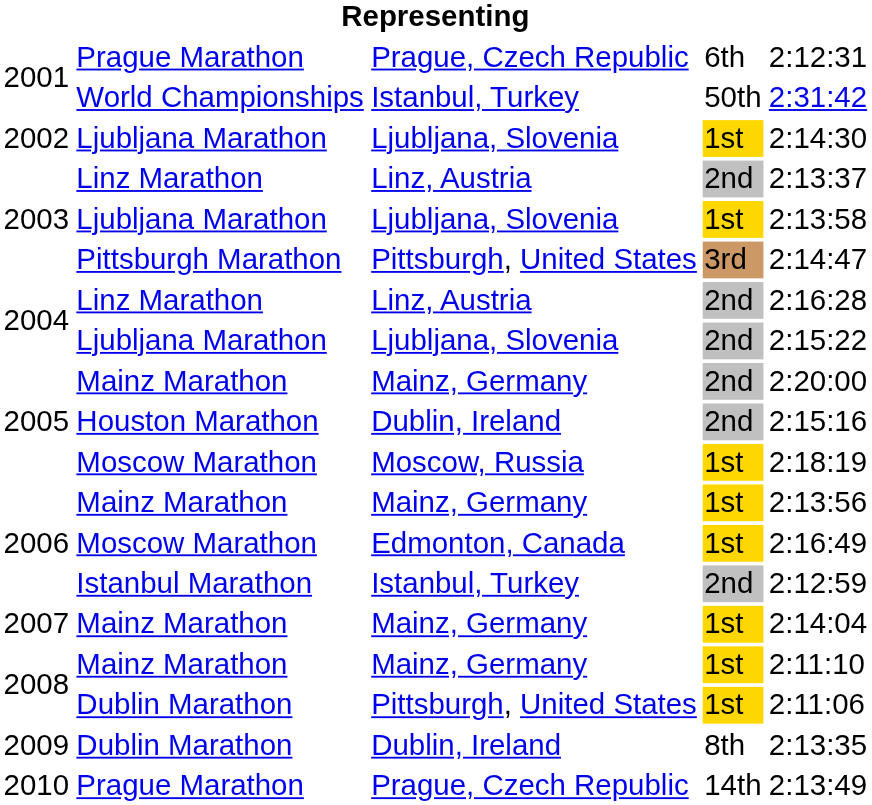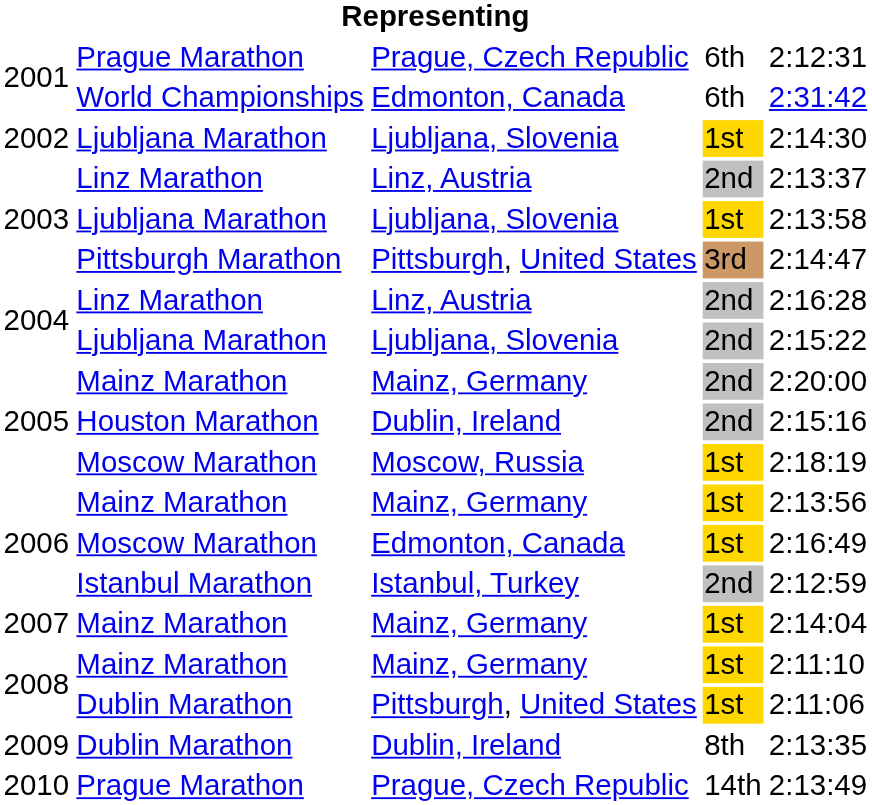(475, 97) Istanbul, Turkey -> (498, 97) Edmonton, Canada
(733, 97) 50th -> (725, 97) 6th
